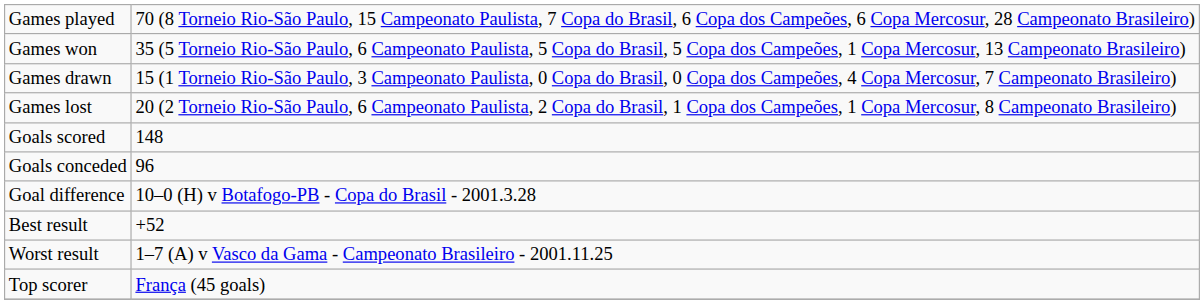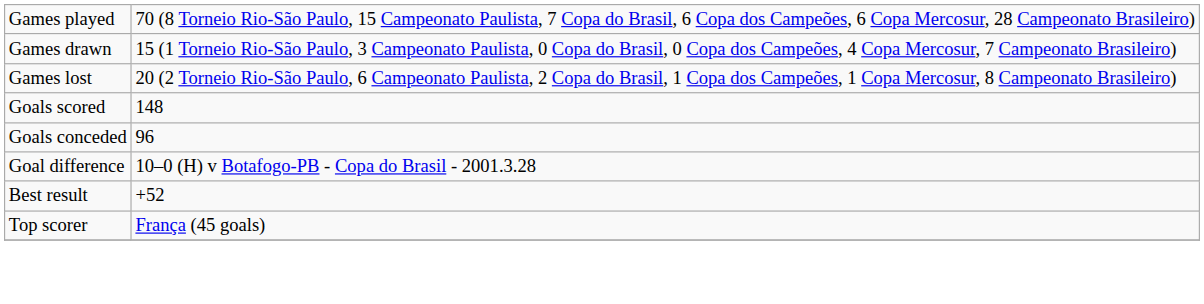- row: (53, 48)
- row: (54, 254)
